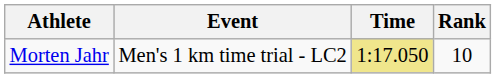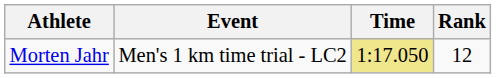(462, 55) 10 -> (462, 55) 12
